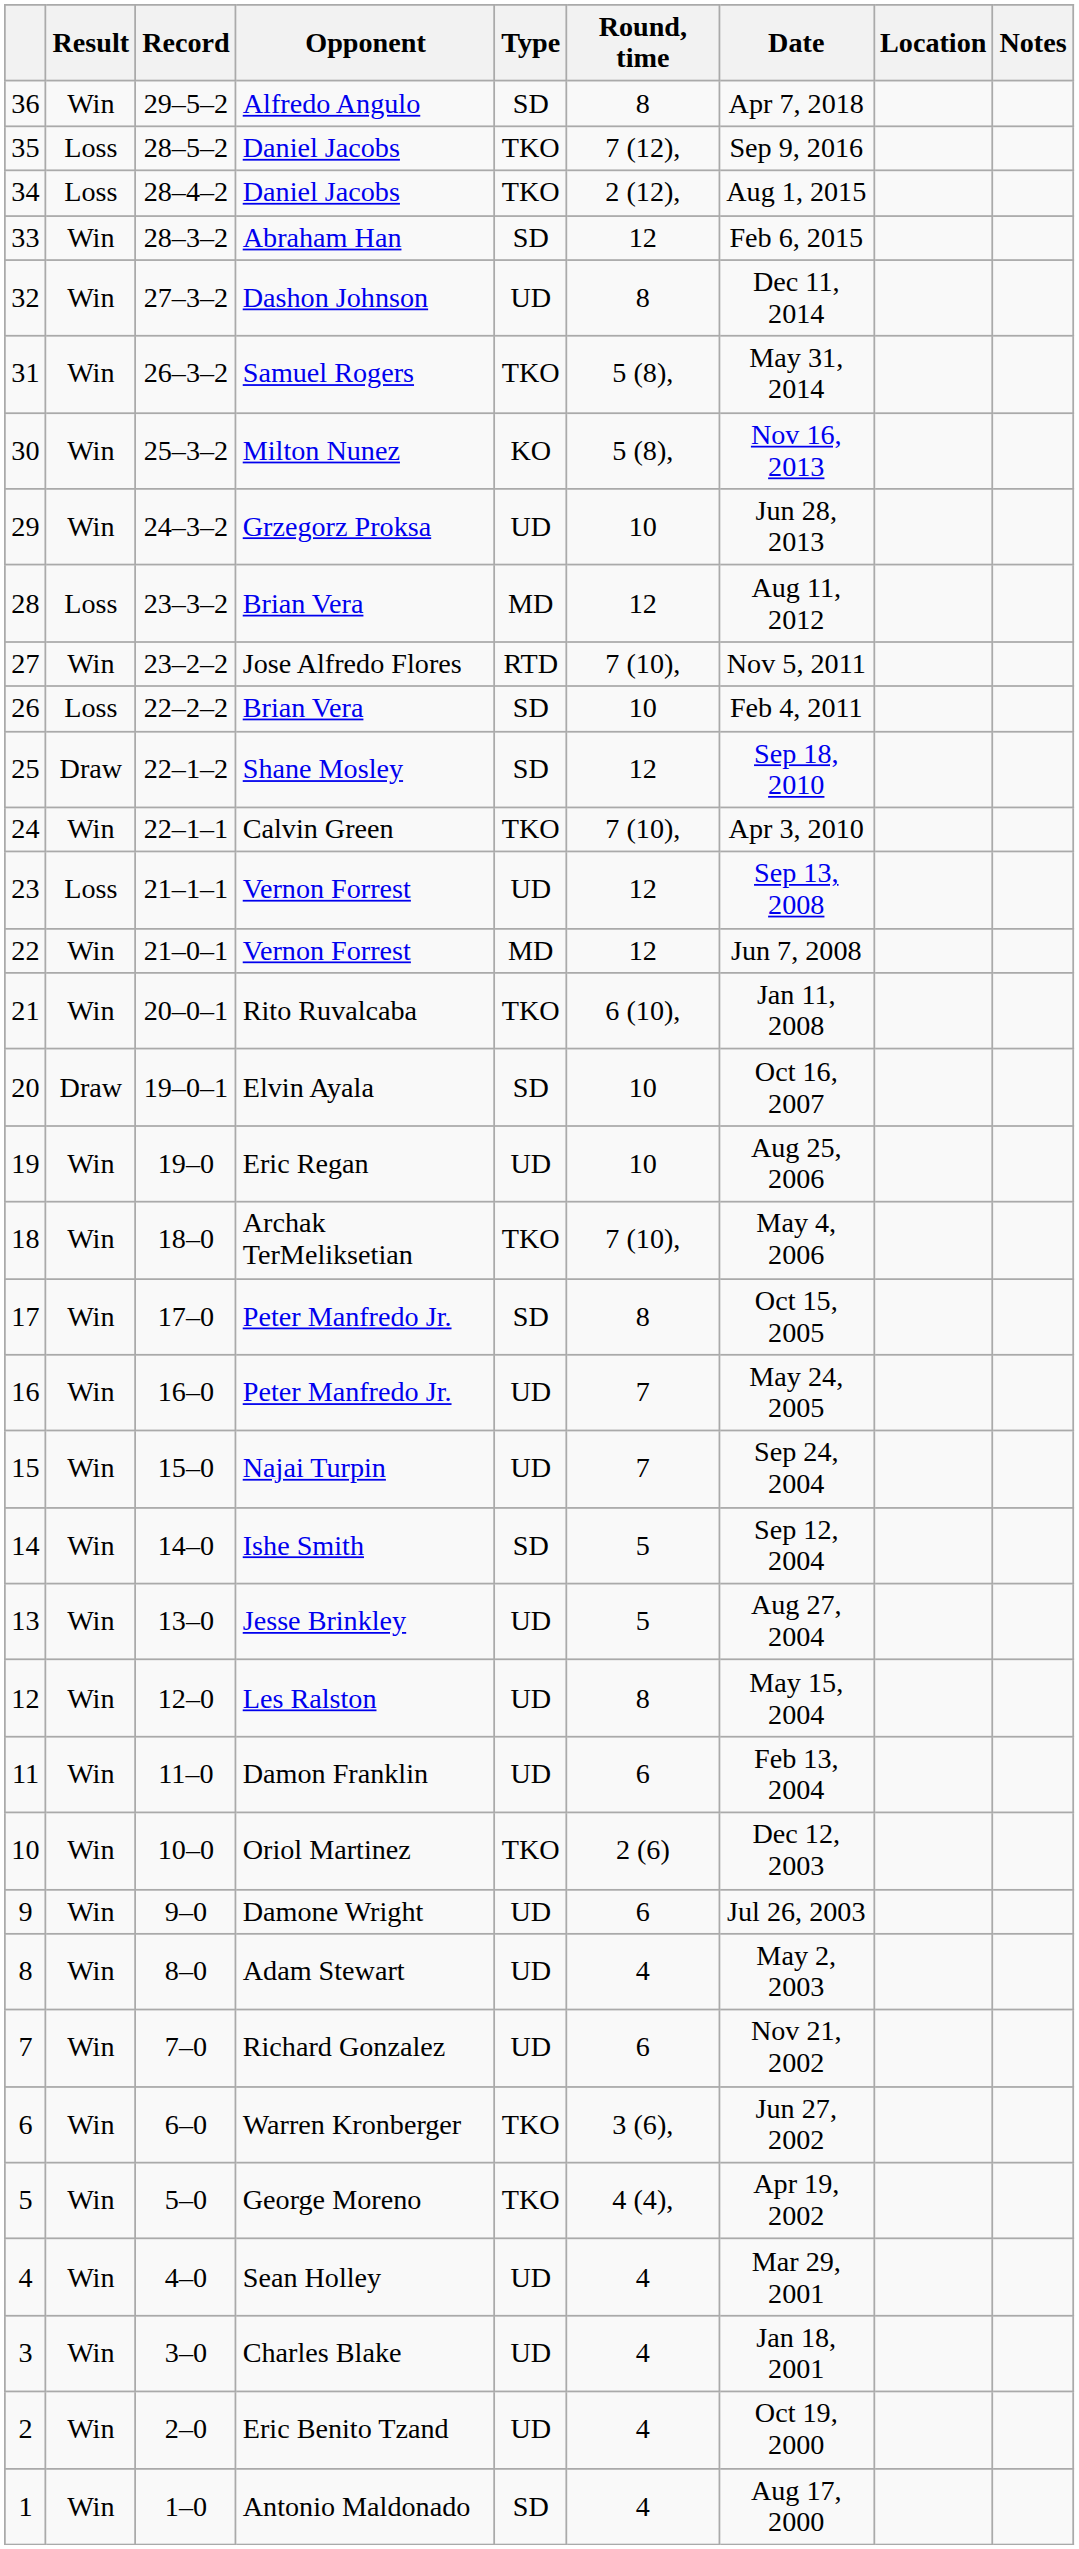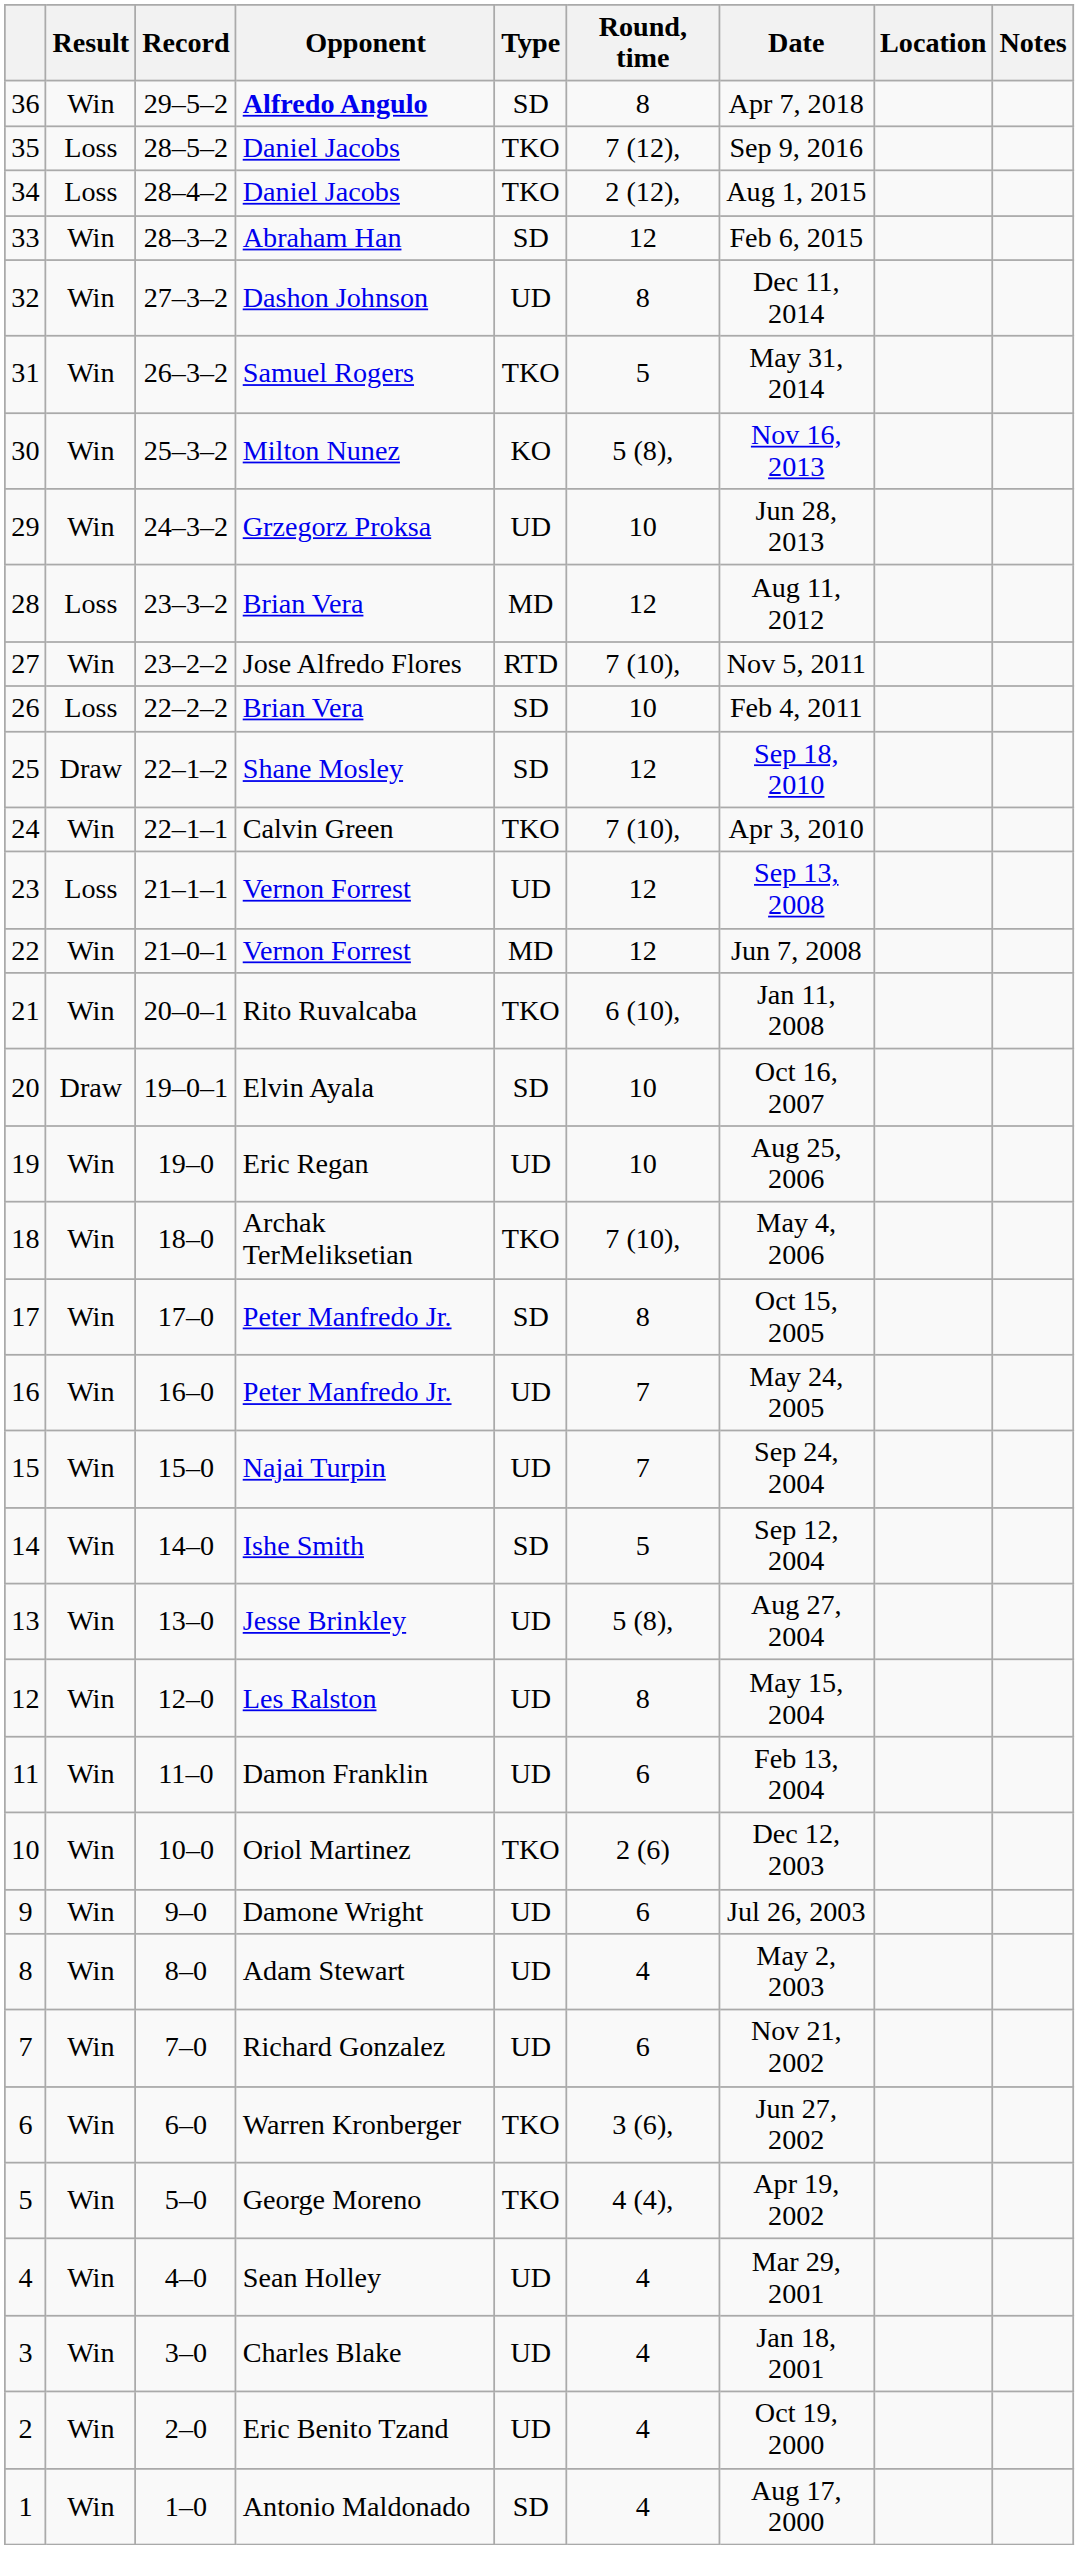(331, 103) normal -> (335, 103) bold
(643, 373) 5 (8), -> (643, 373) 5
(643, 1621) 5 -> (643, 1621) 5 (8),
